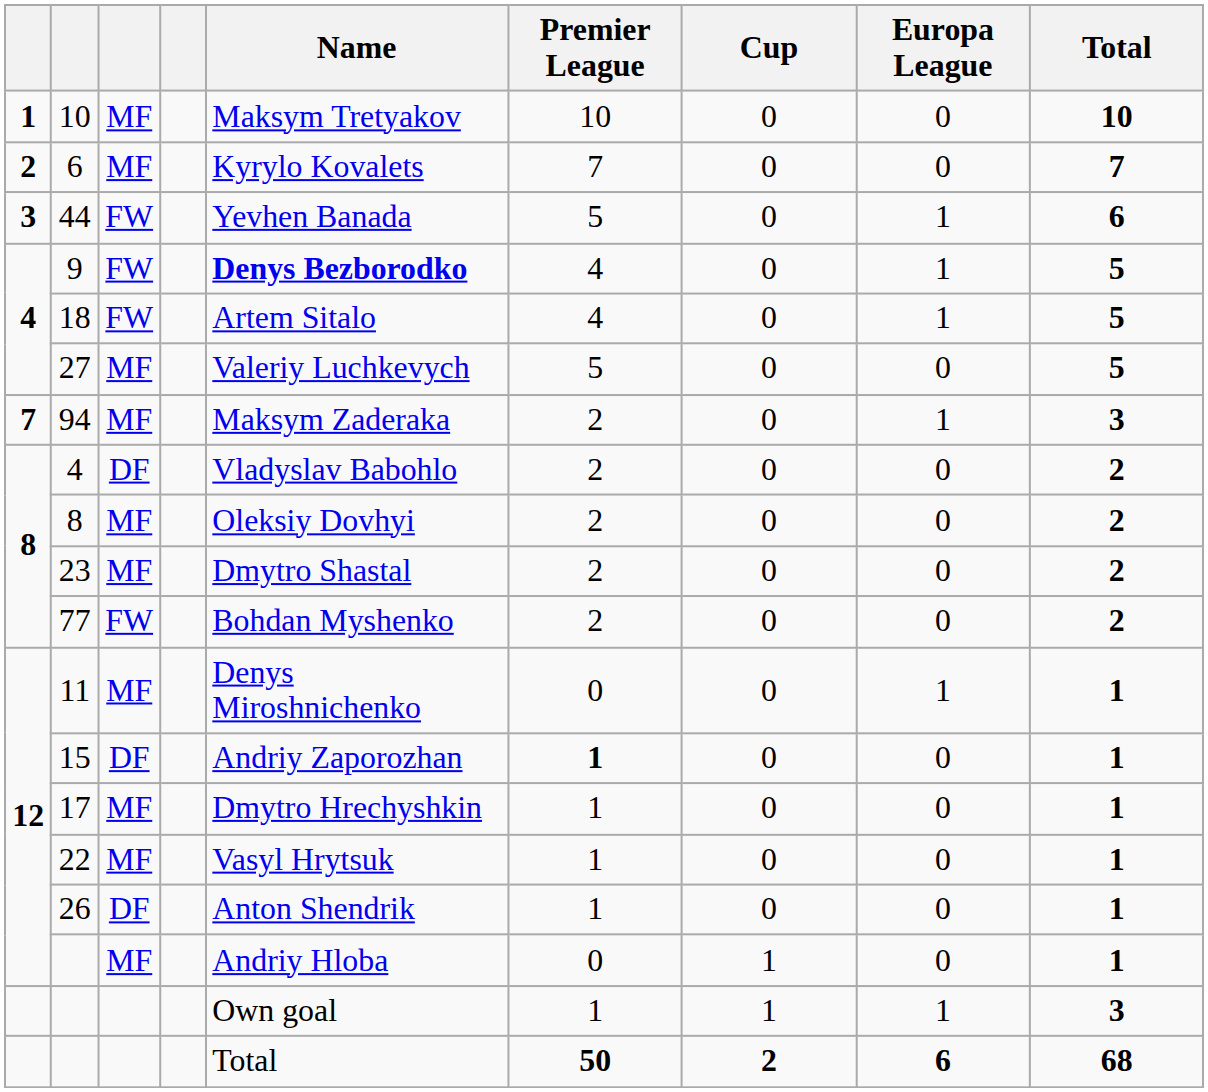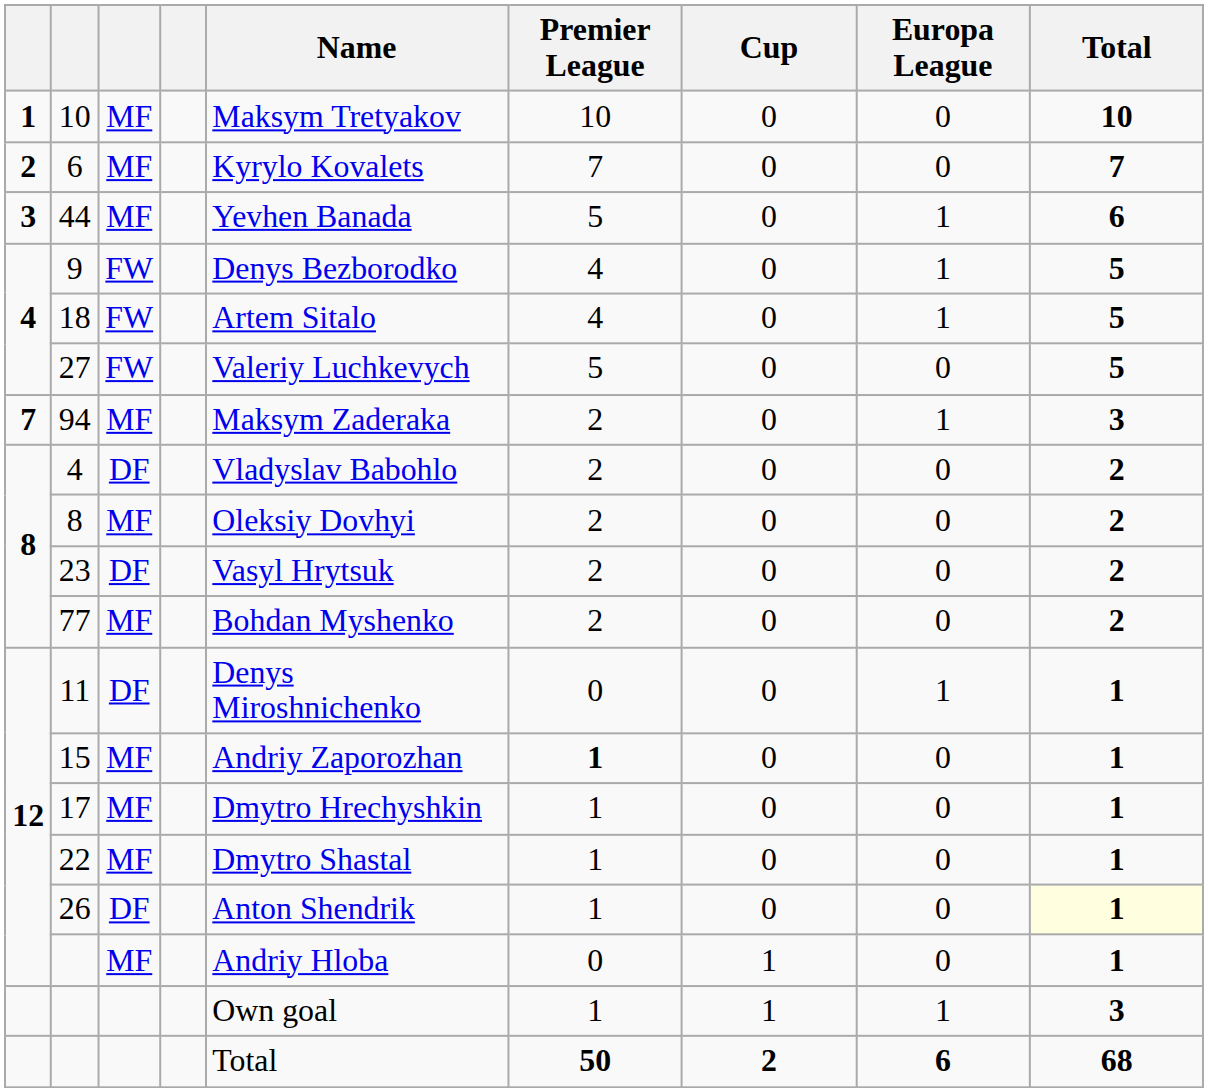(129, 217) FW -> (129, 217) MF
(340, 267) bold -> (335, 267) normal
(129, 368) MF -> (129, 368) FW
(129, 570) MF -> (129, 570) DF
(312, 570) Dmytro Shastal -> (303, 570) Vasyl Hrytsuk
(129, 621) FW -> (129, 621) MF
(129, 689) MF -> (129, 689) DF
(129, 757) DF -> (129, 757) MF
(303, 858) Vasyl Hrytsuk -> (312, 858) Dmytro Shastal
(1117, 909) no background -> (1117, 909) lightyellow background
